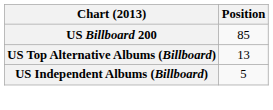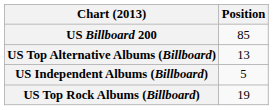+ row: (112, 94)
